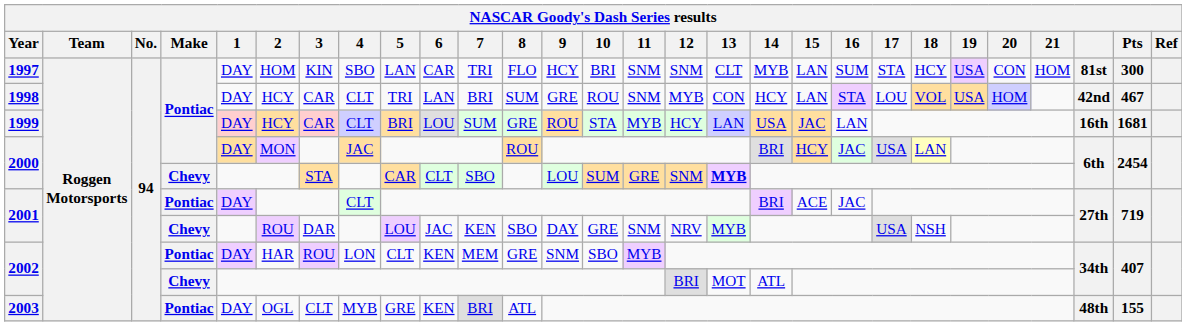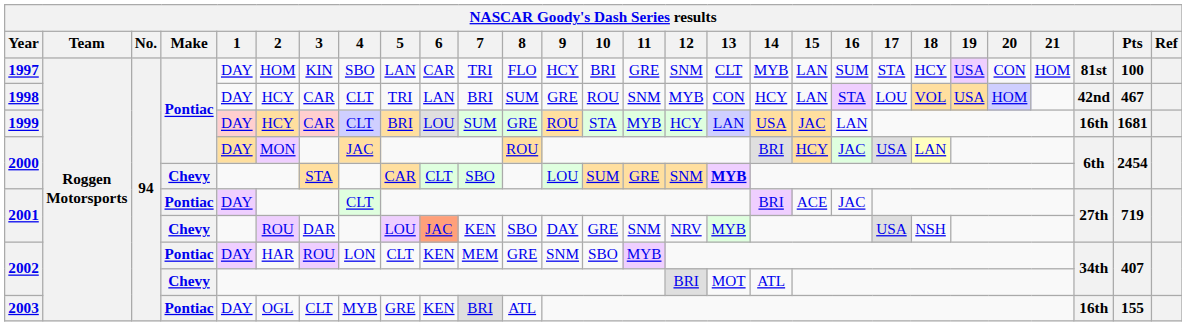(644, 70) SNM -> (644, 70) GRE
(1132, 70) 300 -> (1132, 70) 100
(439, 228) no background -> (439, 228) lightsalmon background
(1094, 308) 48th -> (1094, 308) 16th
